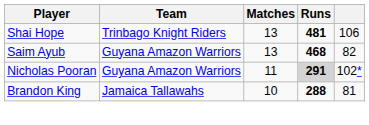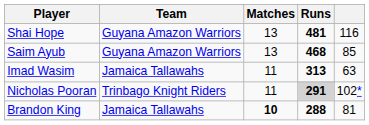(164, 33) Trinbago Knight Riders -> (171, 33) Guyana Amazon Warriors
(349, 33) 106 -> (349, 33) 116
(349, 52) 82 -> (349, 52) 85
+ row: (41, 71)
(171, 71) Guyana Amazon Warriors -> (164, 91) Trinbago Knight Riders
(271, 91) normal -> (271, 110) bold
